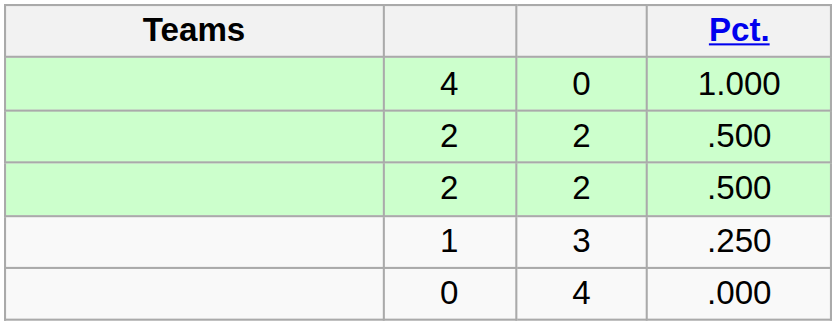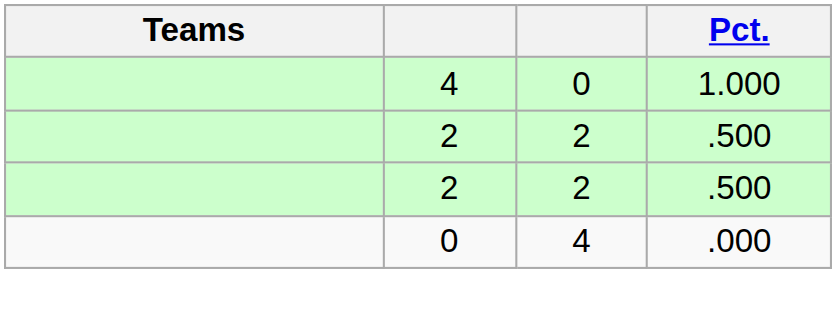- row: (449, 240)
